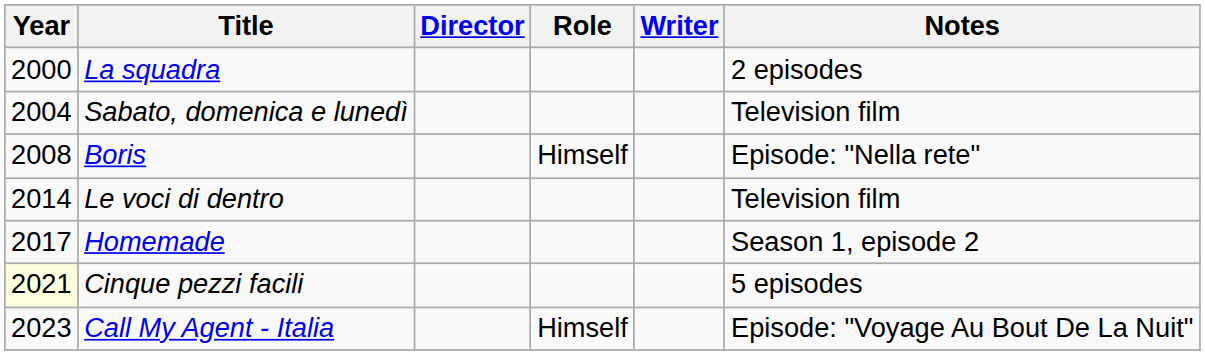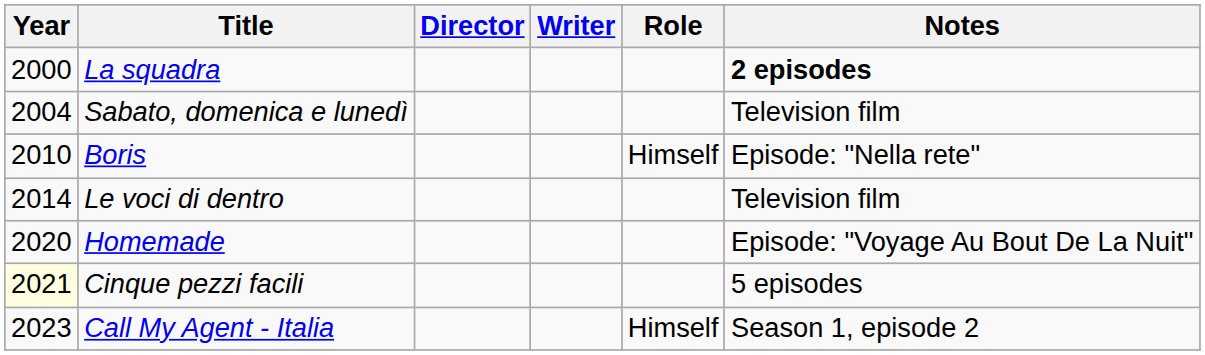columns swapped: (679, 26) <-> (582, 26)
(797, 69) normal -> (801, 69) bold
(41, 155) 2008 -> (41, 155) 2010
(41, 241) 2017 -> (41, 241) 2020
(855, 241) Season 1, episode 2 -> (962, 241) Episode: "Voyage Au Bout De La Nuit"
(962, 328) Episode: "Voyage Au Bout De La Nuit" -> (855, 328) Season 1, episode 2
